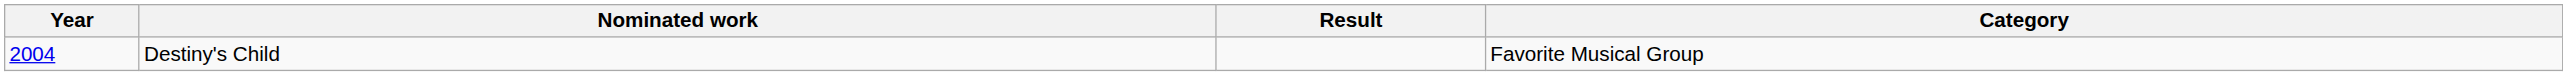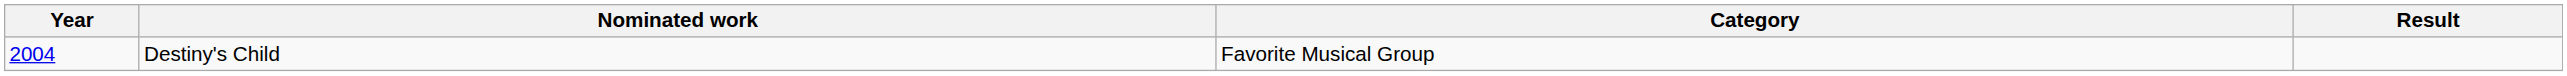columns swapped: (2024, 20) <-> (1351, 20)
